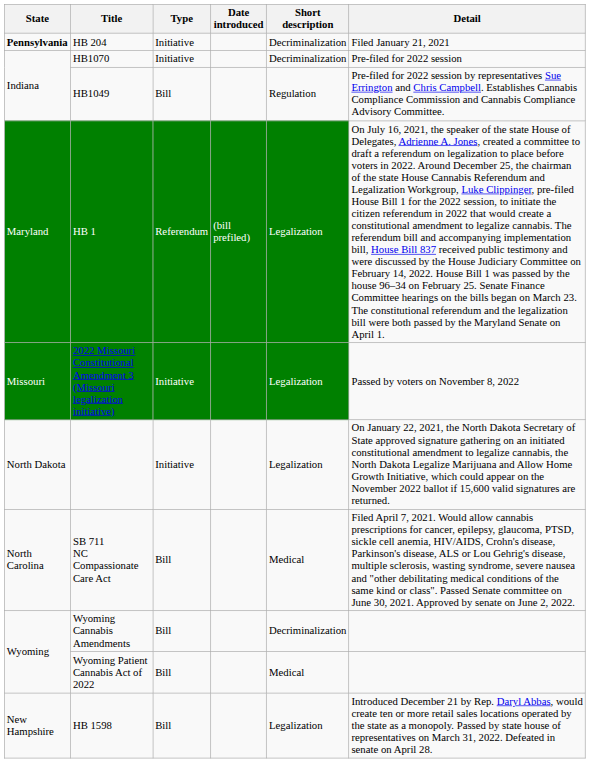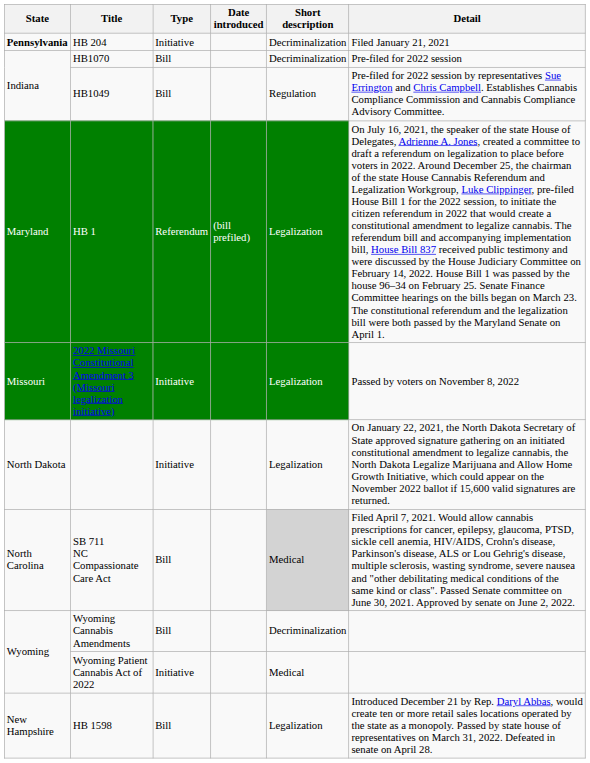(175, 59) Initiative -> (163, 59) Bill
(287, 560) no background -> (287, 560) lightgrey background
(163, 672) Bill -> (175, 672) Initiative
